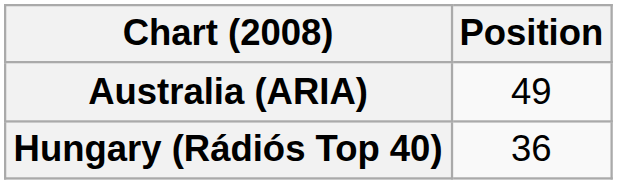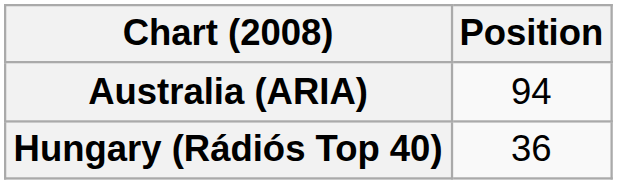(531, 91) 49 -> (531, 91) 94
